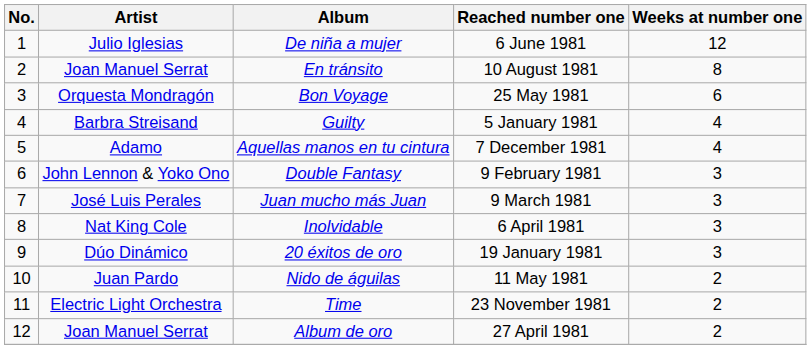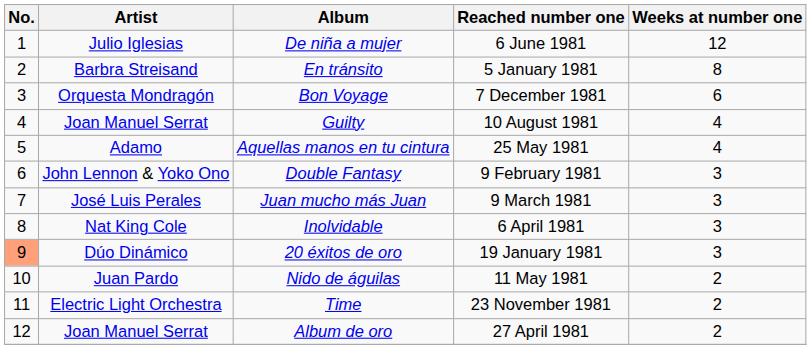(136, 69) Joan Manuel Serrat -> (136, 69) Barbra Streisand
(541, 69) 10 August 1981 -> (541, 69) 5 January 1981
(541, 95) 25 May 1981 -> (541, 95) 7 December 1981
(136, 122) Barbra Streisand -> (136, 122) Joan Manuel Serrat
(541, 122) 5 January 1981 -> (541, 122) 10 August 1981
(541, 148) 7 December 1981 -> (541, 148) 25 May 1981
(22, 252) no background -> (22, 252) lightsalmon background
